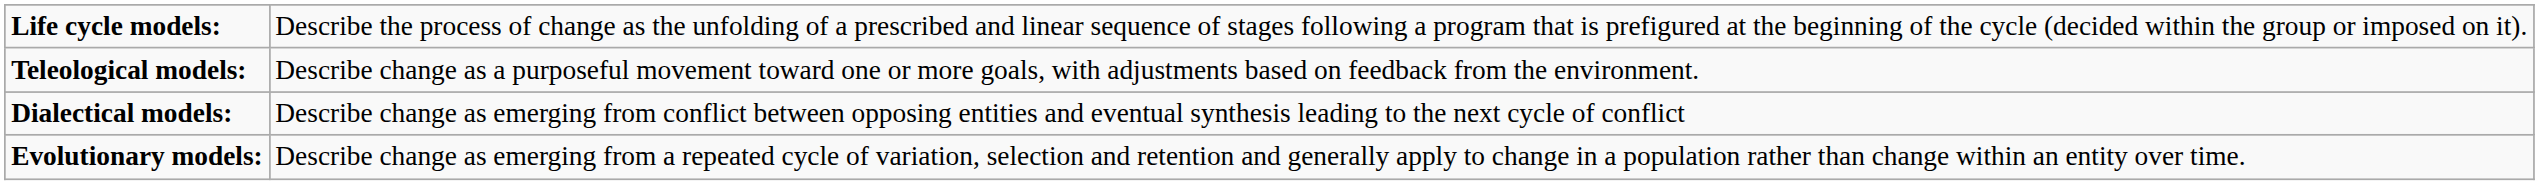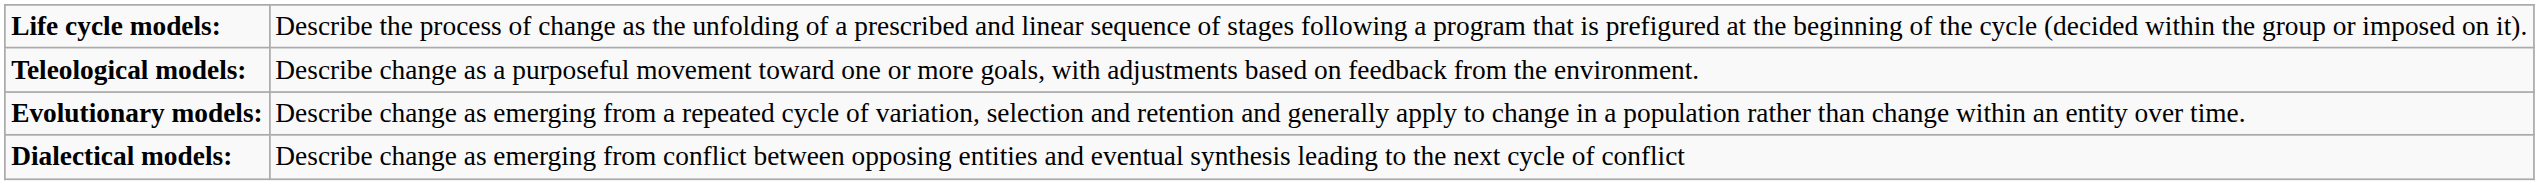rows swapped: (122, 112) <-> (137, 156)
